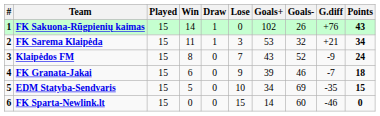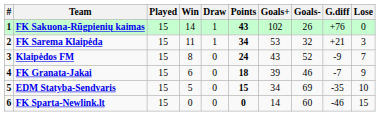columns swapped: (240, 12) <-> (360, 12)
